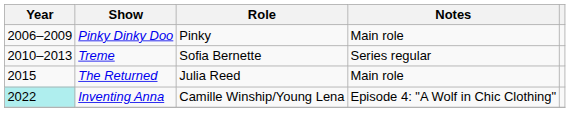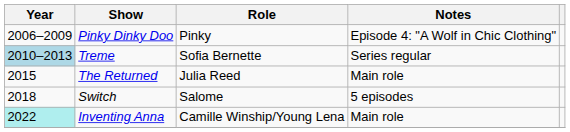(377, 35) Main role -> (453, 35) Episode 4: "A Wolf in Chic Clothing"
(40, 55) no background -> (40, 55) lightblue background
+ row: (97, 96)
(453, 96) Episode 4: "A Wolf in Chic Clothing" -> (377, 117) Main role
